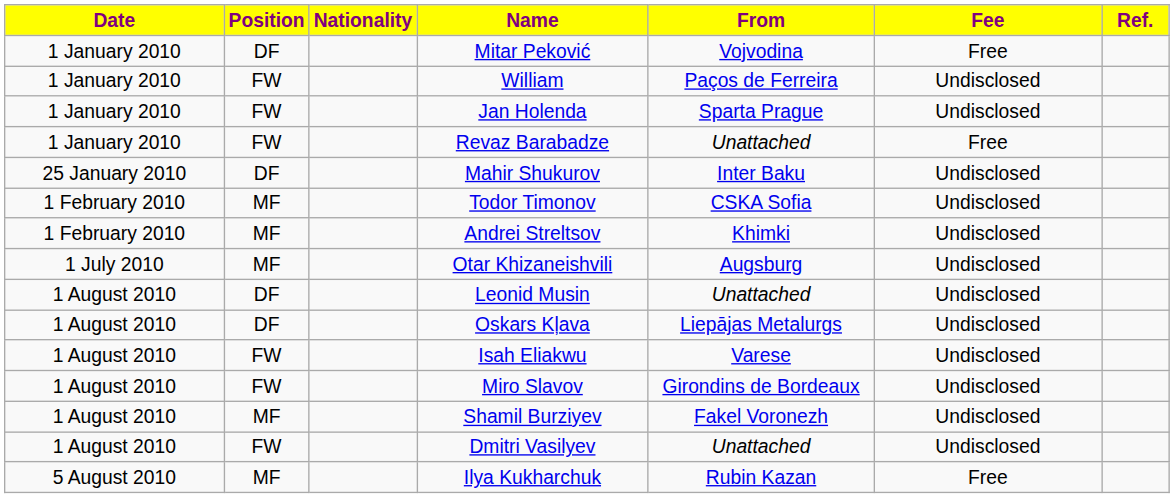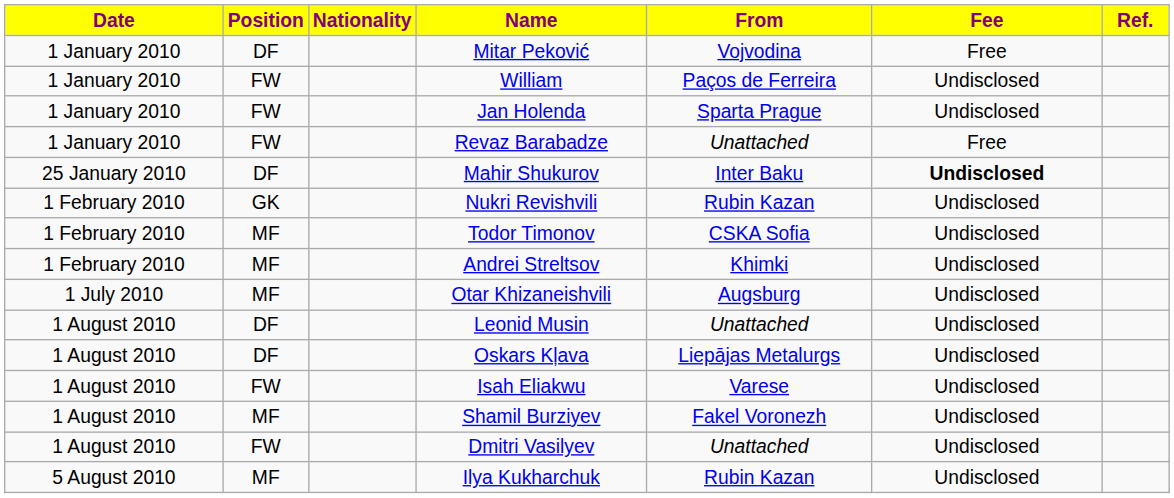(988, 173) normal -> (987, 173) bold
+ row: (531, 203)
- row: (532, 386)
(988, 478) Free -> (987, 478) Undisclosed
